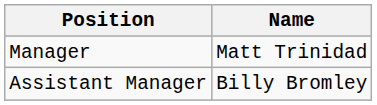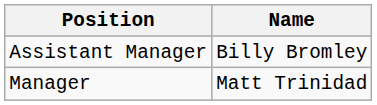rows swapped: (50, 52) <-> (108, 84)
